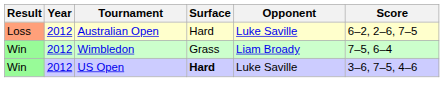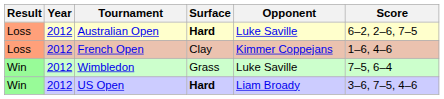(201, 31) normal -> (202, 31) bold
+ row: (111, 49)
(268, 49) Liam Broady -> (267, 67) Luke Saville
(267, 67) Luke Saville -> (268, 85) Liam Broady
